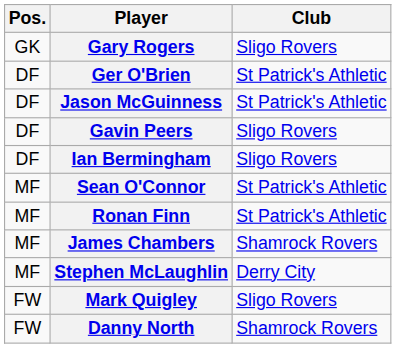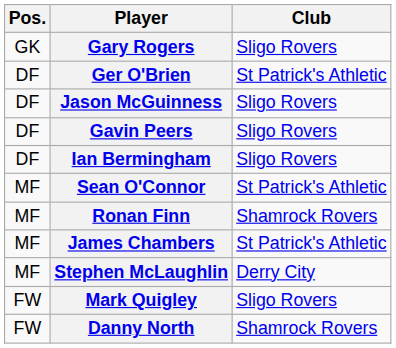(311, 103) St Patrick's Athletic -> (287, 103) Sligo Rovers
(311, 215) St Patrick's Athletic -> (307, 215) Shamrock Rovers
(307, 243) Shamrock Rovers -> (311, 243) St Patrick's Athletic
